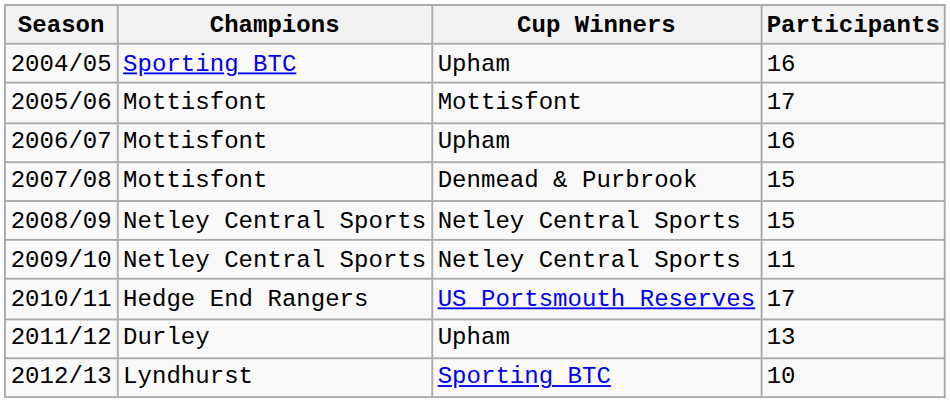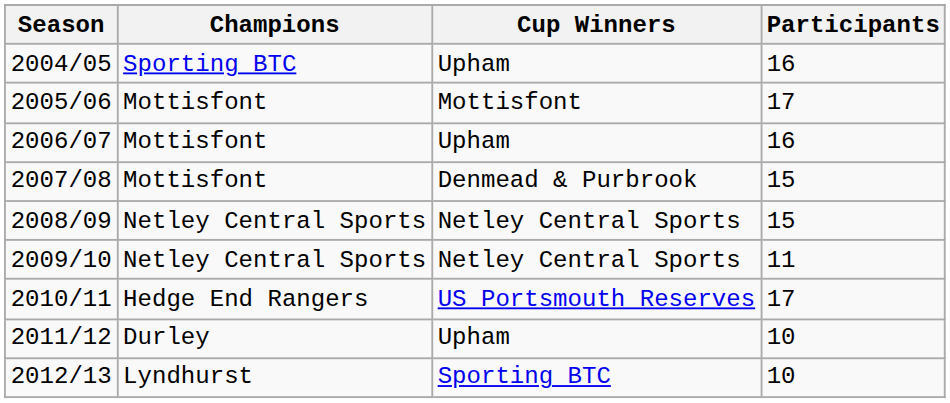(781, 338) 13 -> (781, 338) 10
